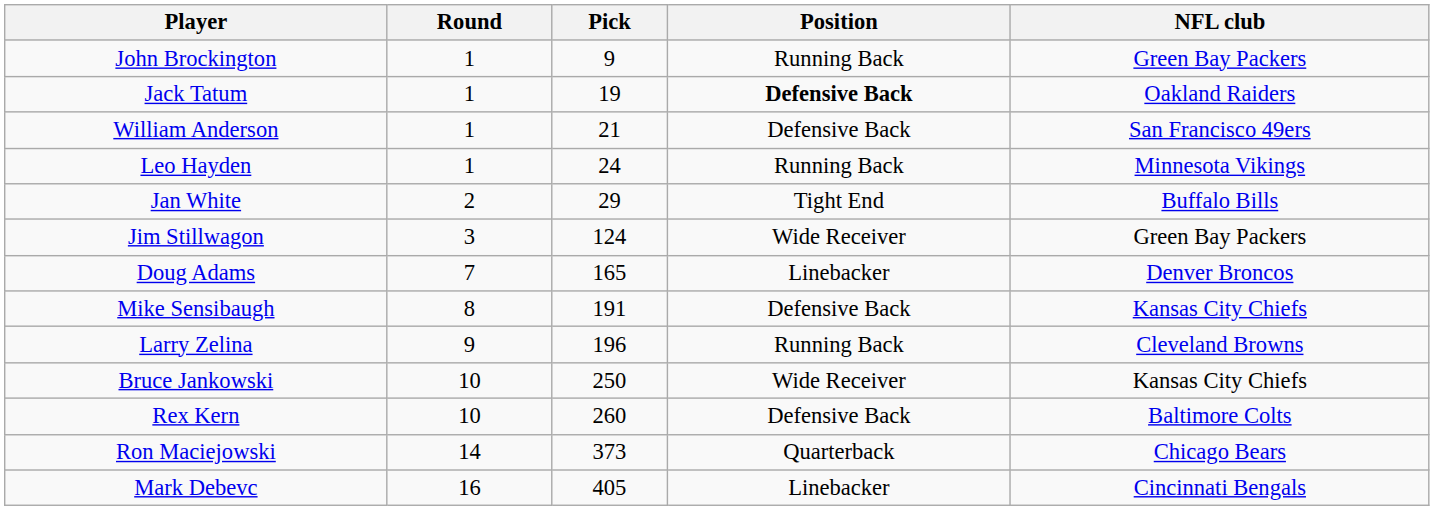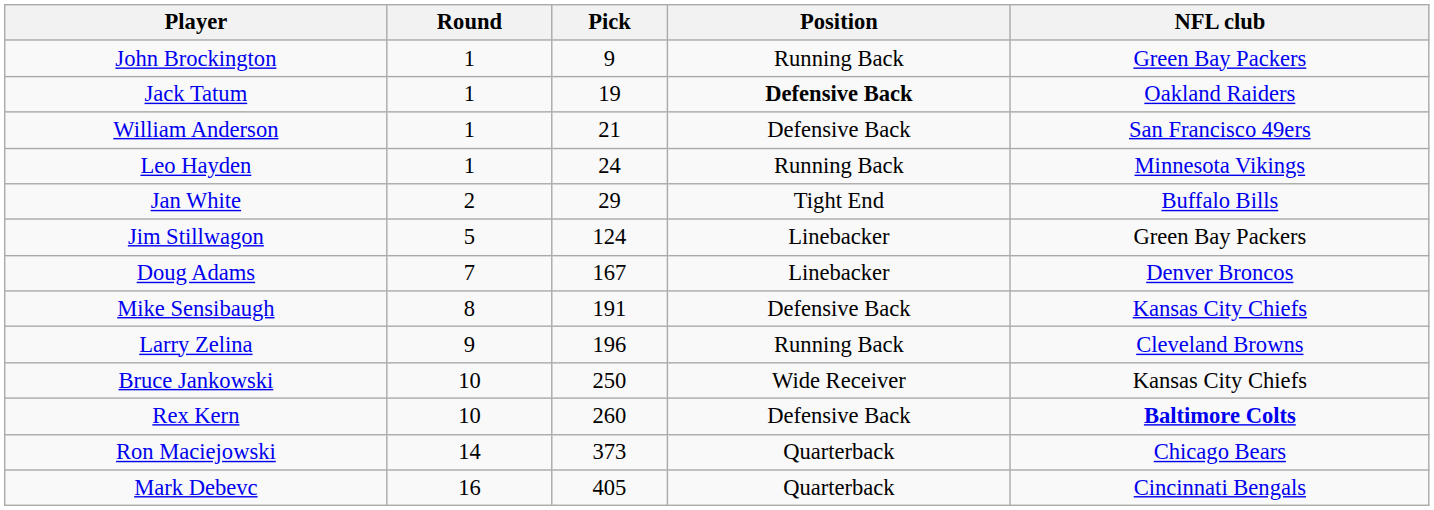(469, 237) 3 -> (469, 237) 5
(839, 237) Wide Receiver -> (839, 237) Linebacker
(609, 272) 165 -> (609, 272) 167
(1220, 415) normal -> (1220, 415) bold
(839, 487) Linebacker -> (839, 487) Quarterback
